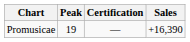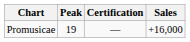(165, 29) +16,390 -> (165, 29) +16,000
